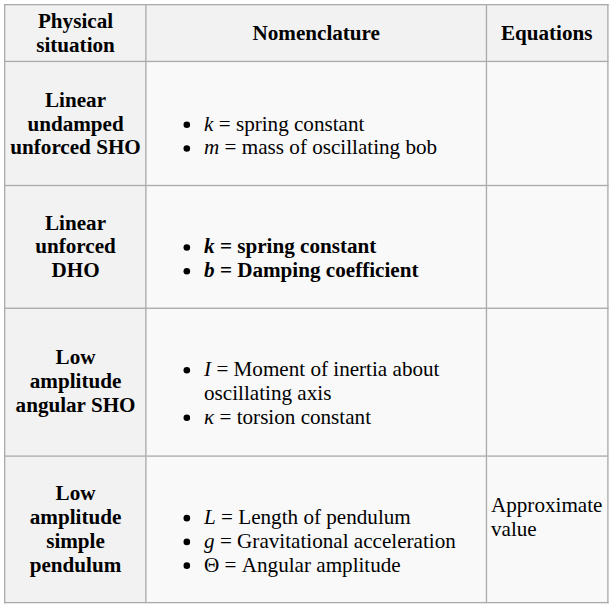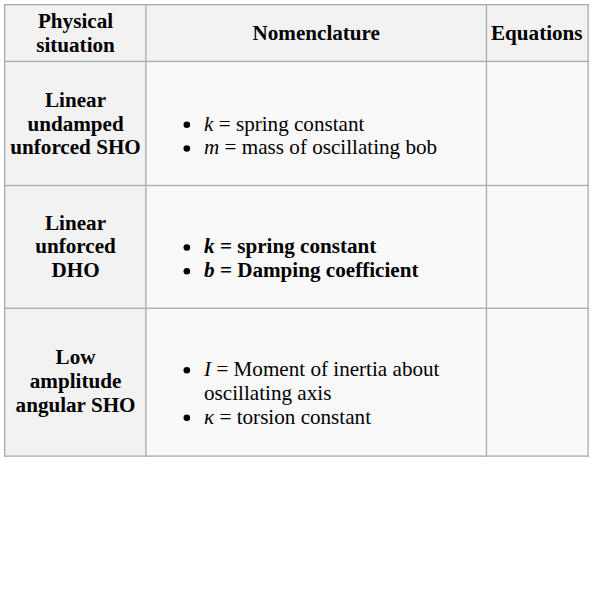- row: (76, 528)
